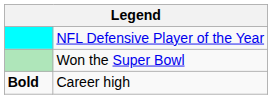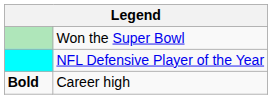rows swapped: (160, 37) <-> (120, 60)
